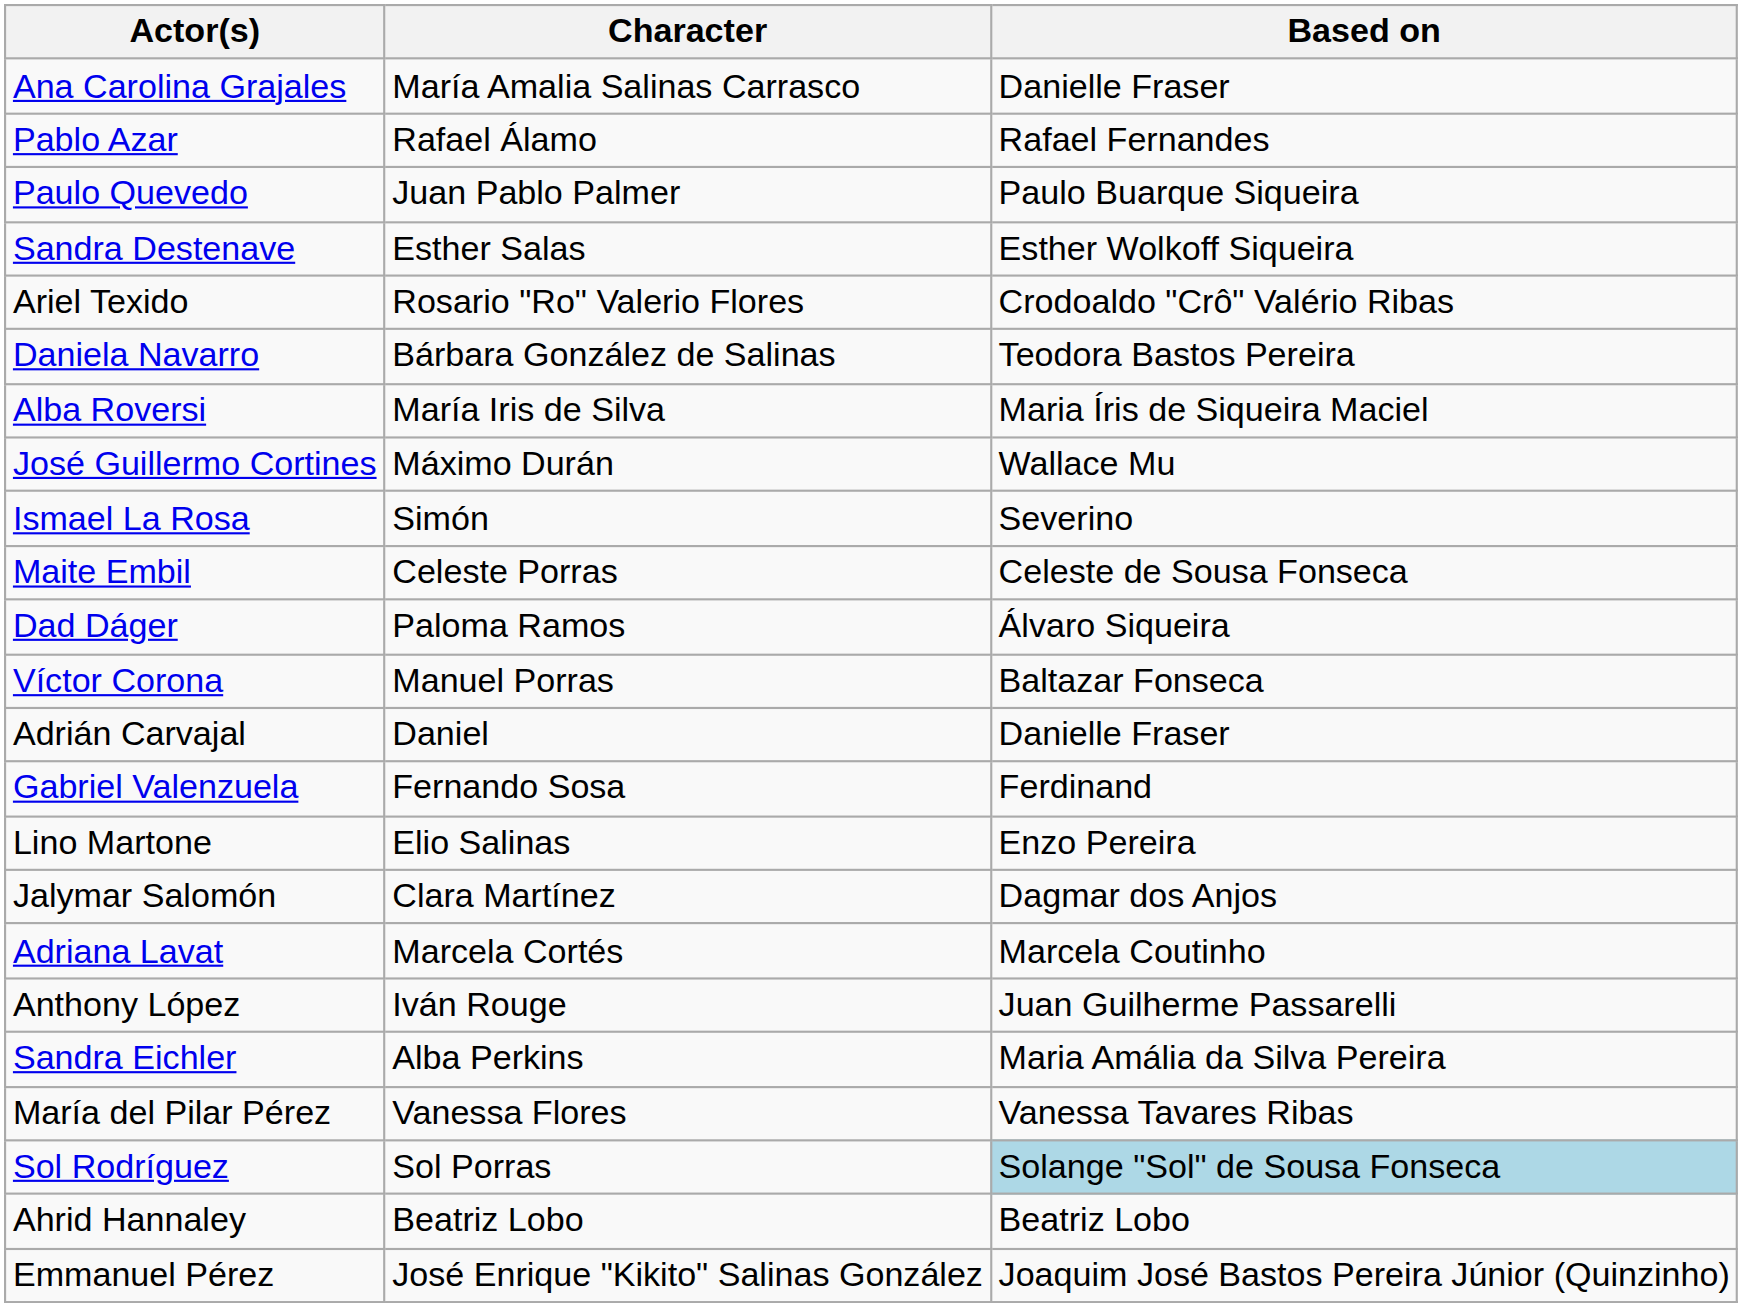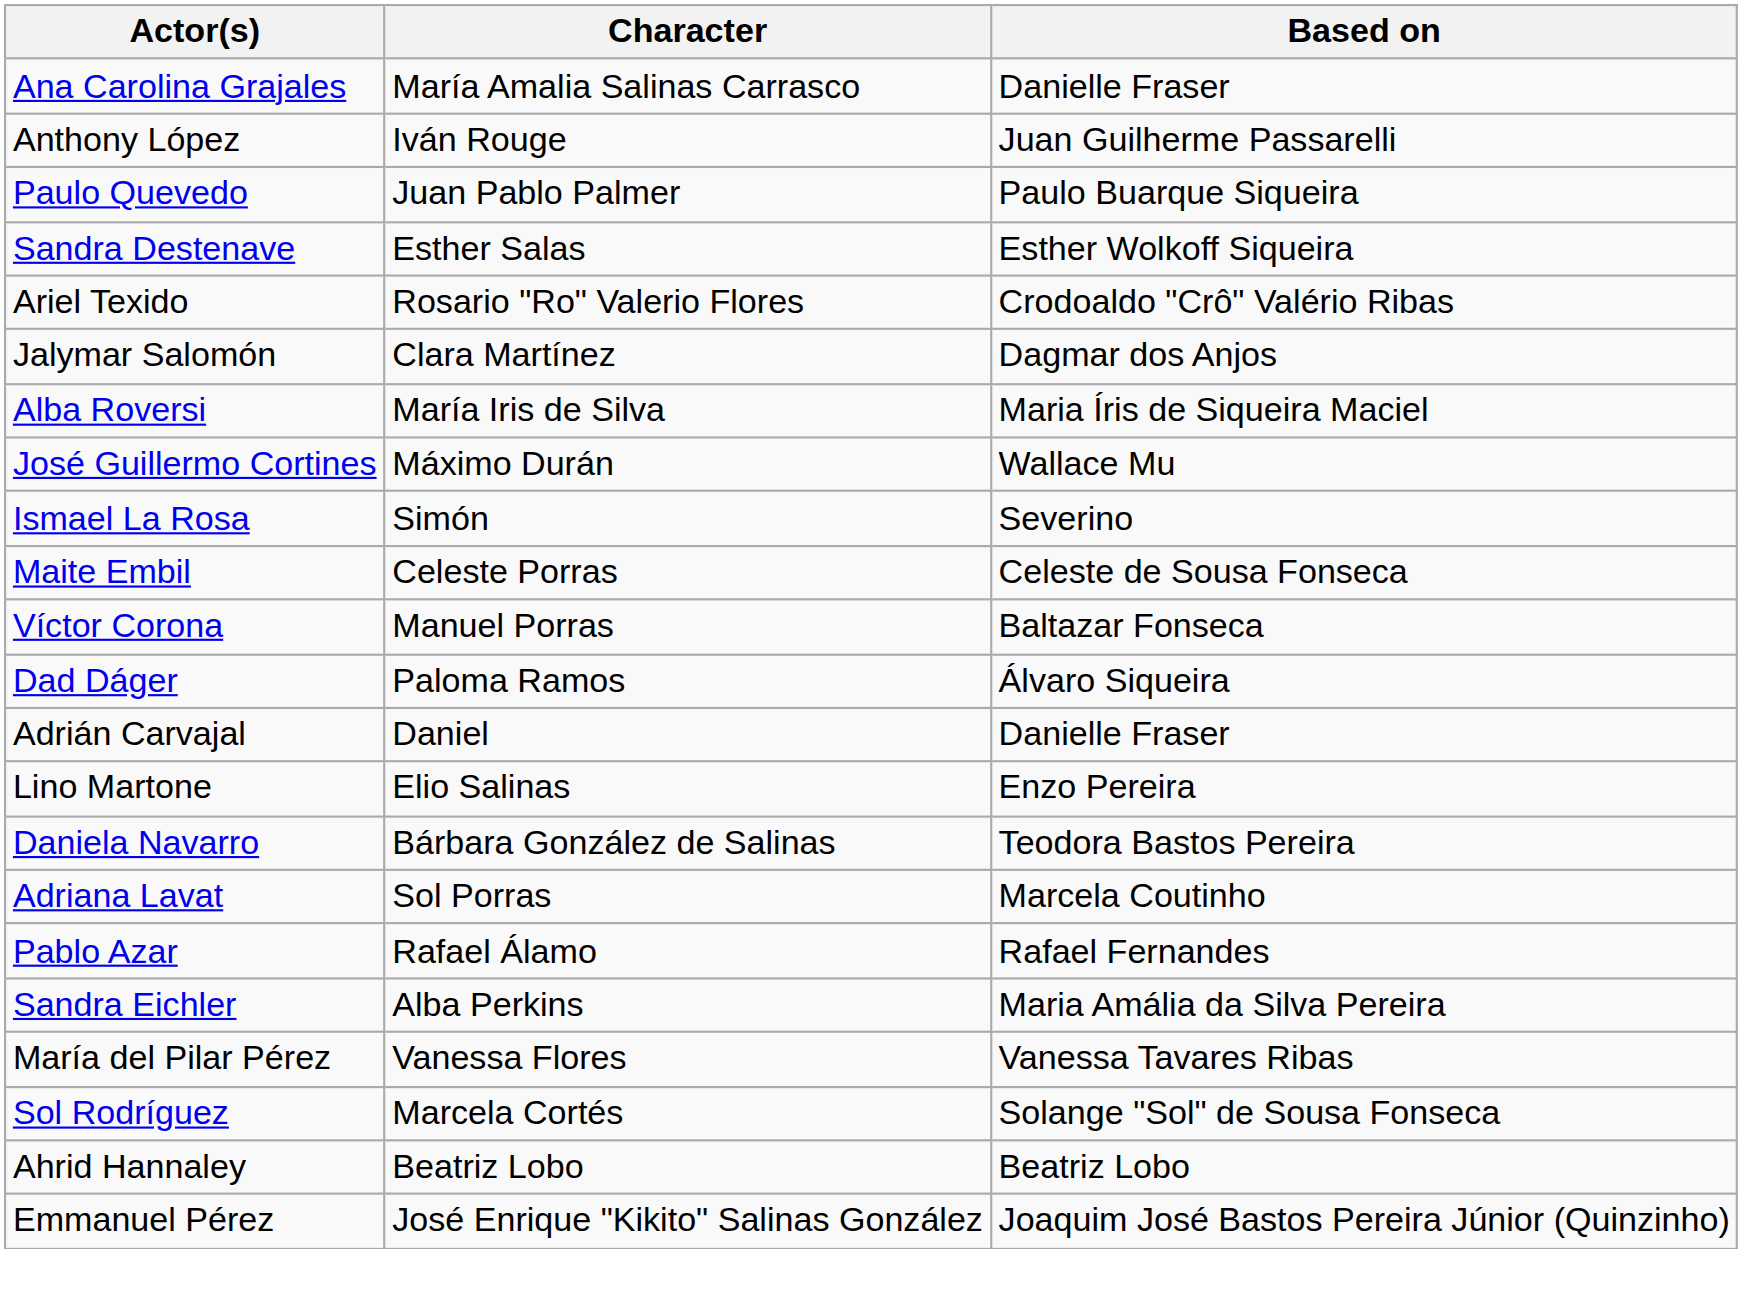rows swapped: (95, 139) <-> (127, 1004)
rows swapped: (136, 355) <-> (145, 896)
rows swapped: (118, 680) <-> (95, 626)
- row: (156, 788)
(508, 950) Marcela Cortés -> (472, 896) Sol Porras
(472, 1166) Sol Porras -> (508, 1112) Marcela Cortés
(1249, 1166) lightblue background -> (1249, 1112) no background
